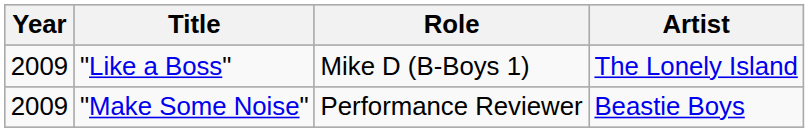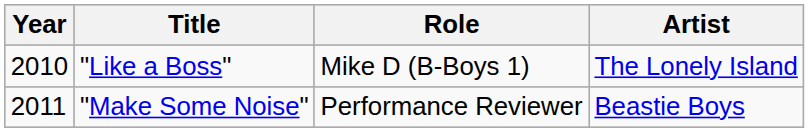(39, 65) 2009 -> (39, 65) 2010
(39, 106) 2009 -> (38, 106) 2011
